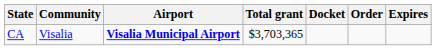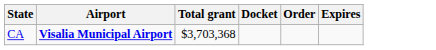- column: (70, 14)
(276, 34) $3,703,365 -> (208, 34) $3,703,368
